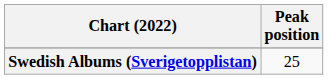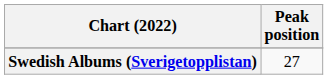(292, 61) 25 -> (292, 61) 27
